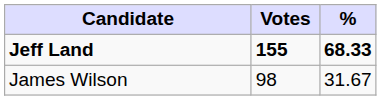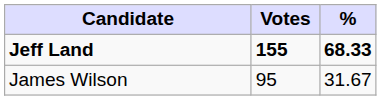(266, 79) 98 -> (266, 79) 95
